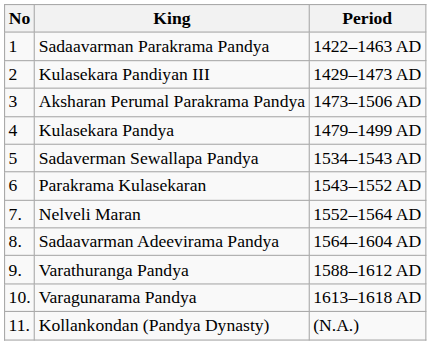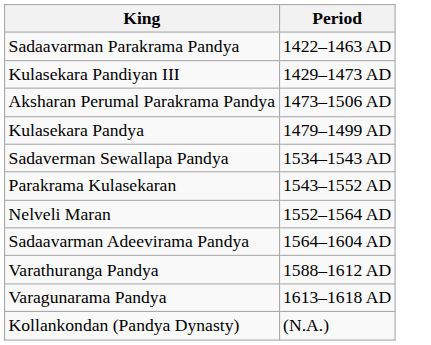- column: (20, 18)
